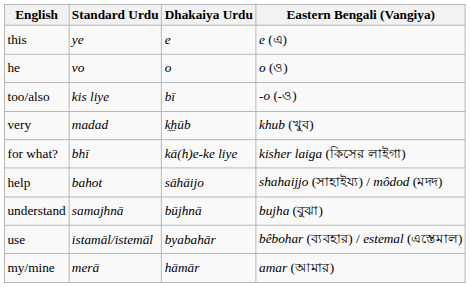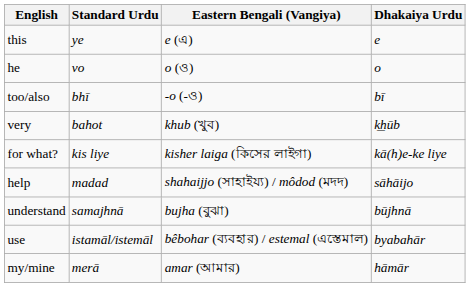columns swapped: (209, 15) <-> (361, 15)
(90, 96) kis liye -> (80, 96) bhī
(90, 125) madad -> (87, 125) bahot
(80, 153) bhī -> (90, 153) kis liye
(87, 182) bahot -> (90, 182) madad
